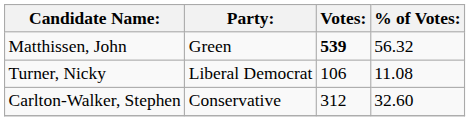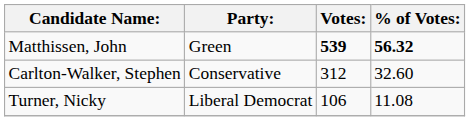(394, 45) normal -> (394, 45) bold
rows swapped: (95, 101) <-> (57, 73)
